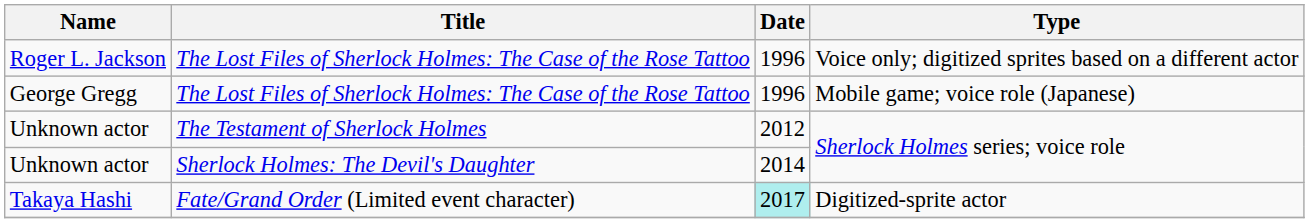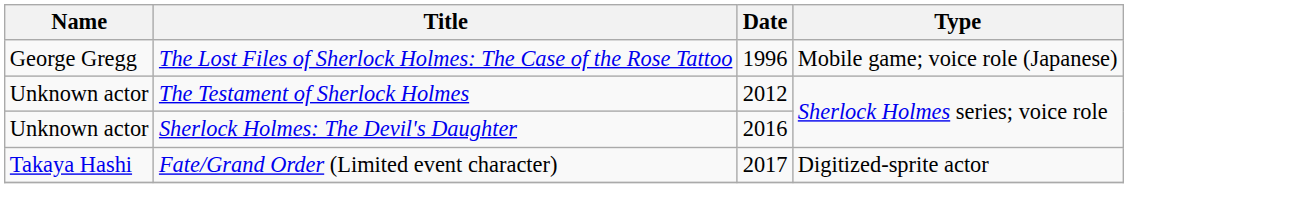- row: (88, 57)
(783, 164) 2014 -> (765, 128) 2016
(783, 199) paleturquoise background -> (765, 164) no background
